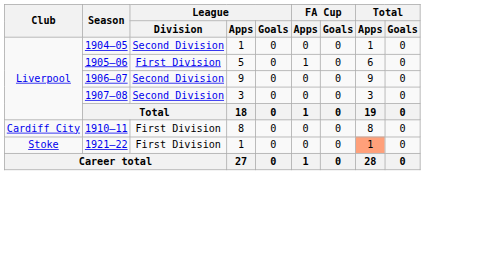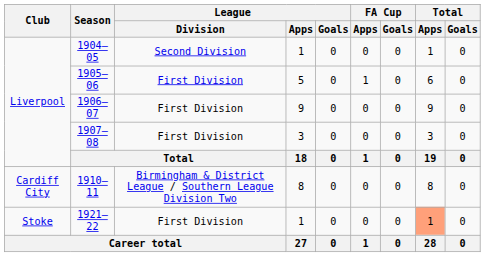(178, 79) Second Division -> (200, 108) First Division
(178, 95) Second Division -> (200, 136) First Division
(178, 128) First Division -> (200, 187) Birmingham & District League / Southern League Division Two
